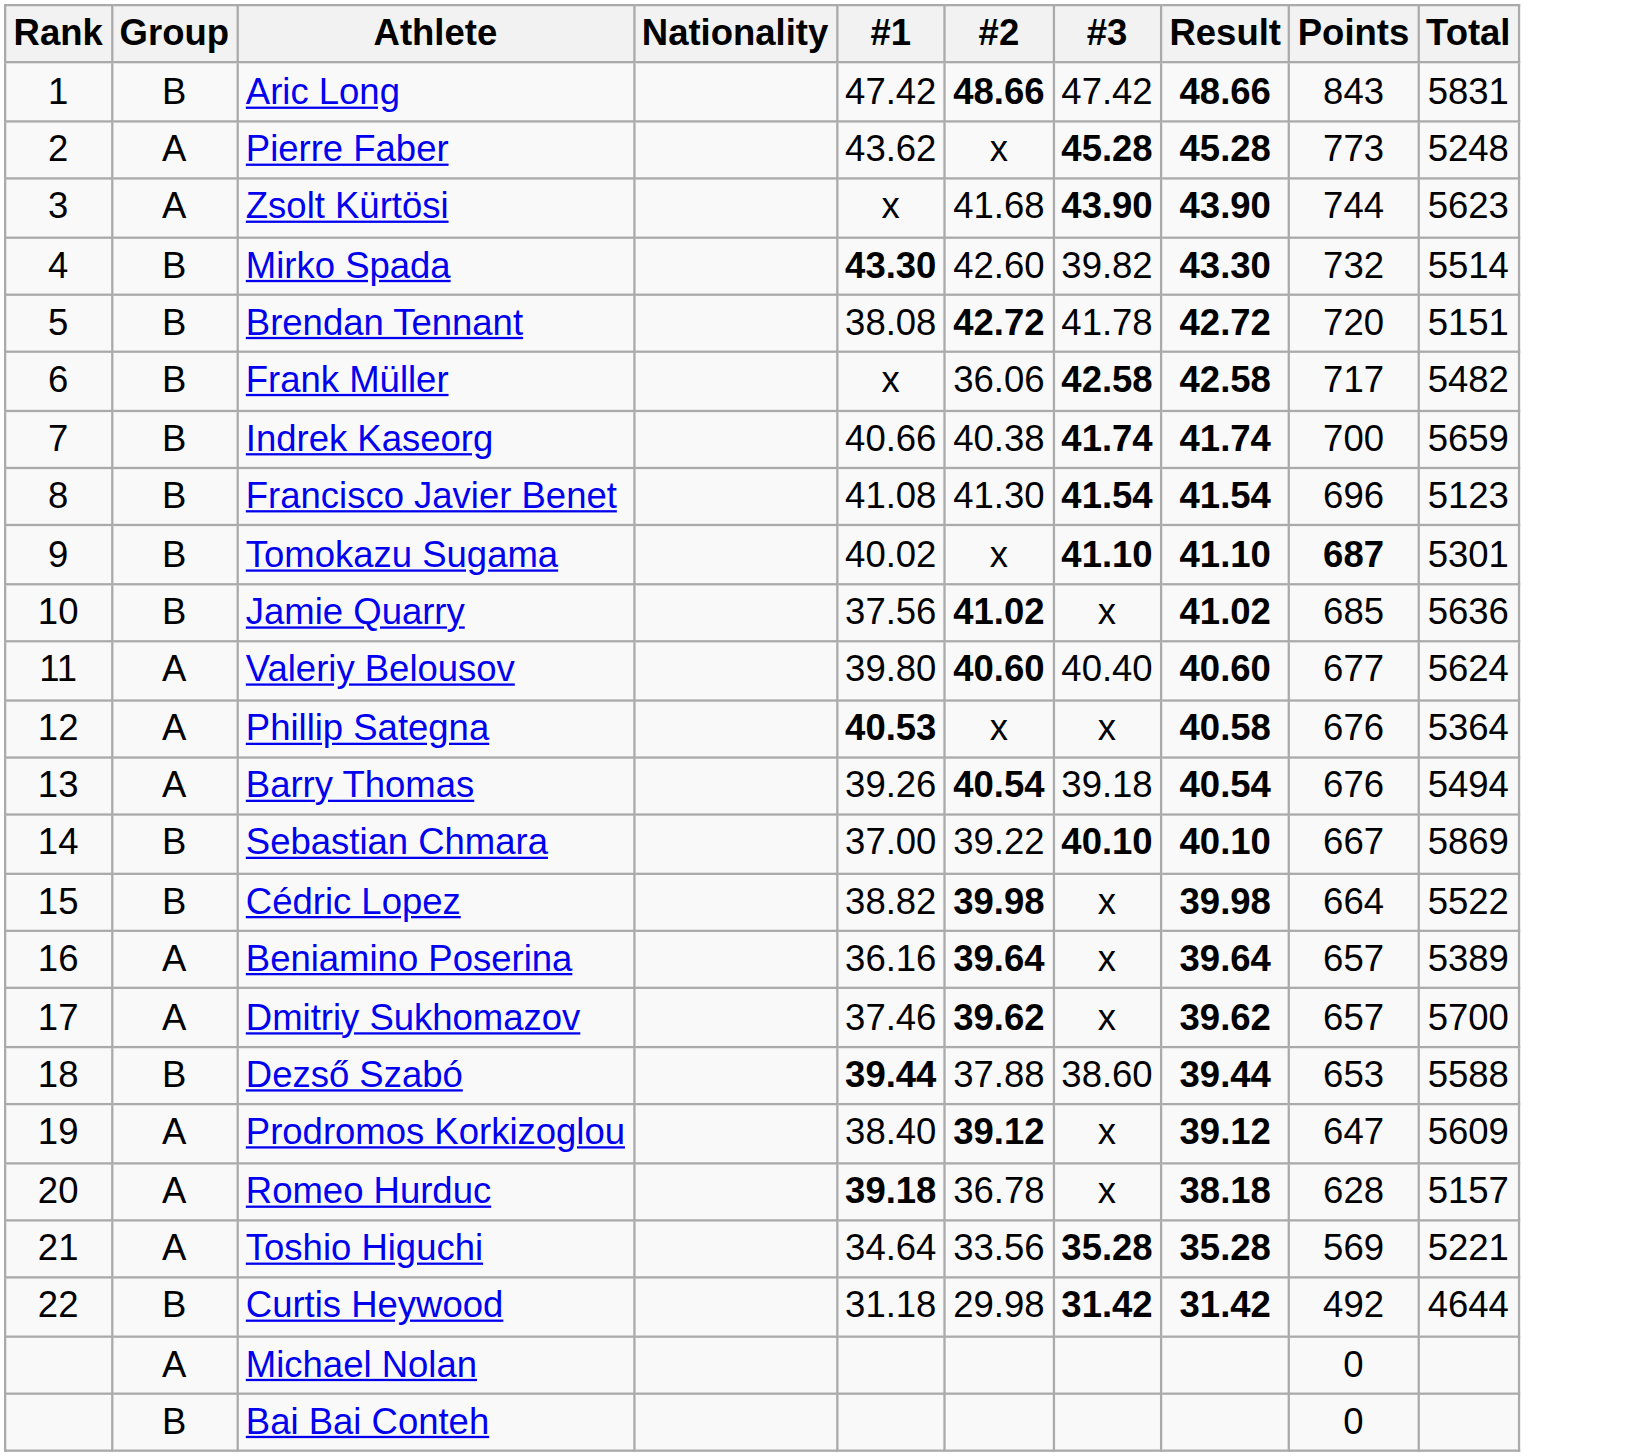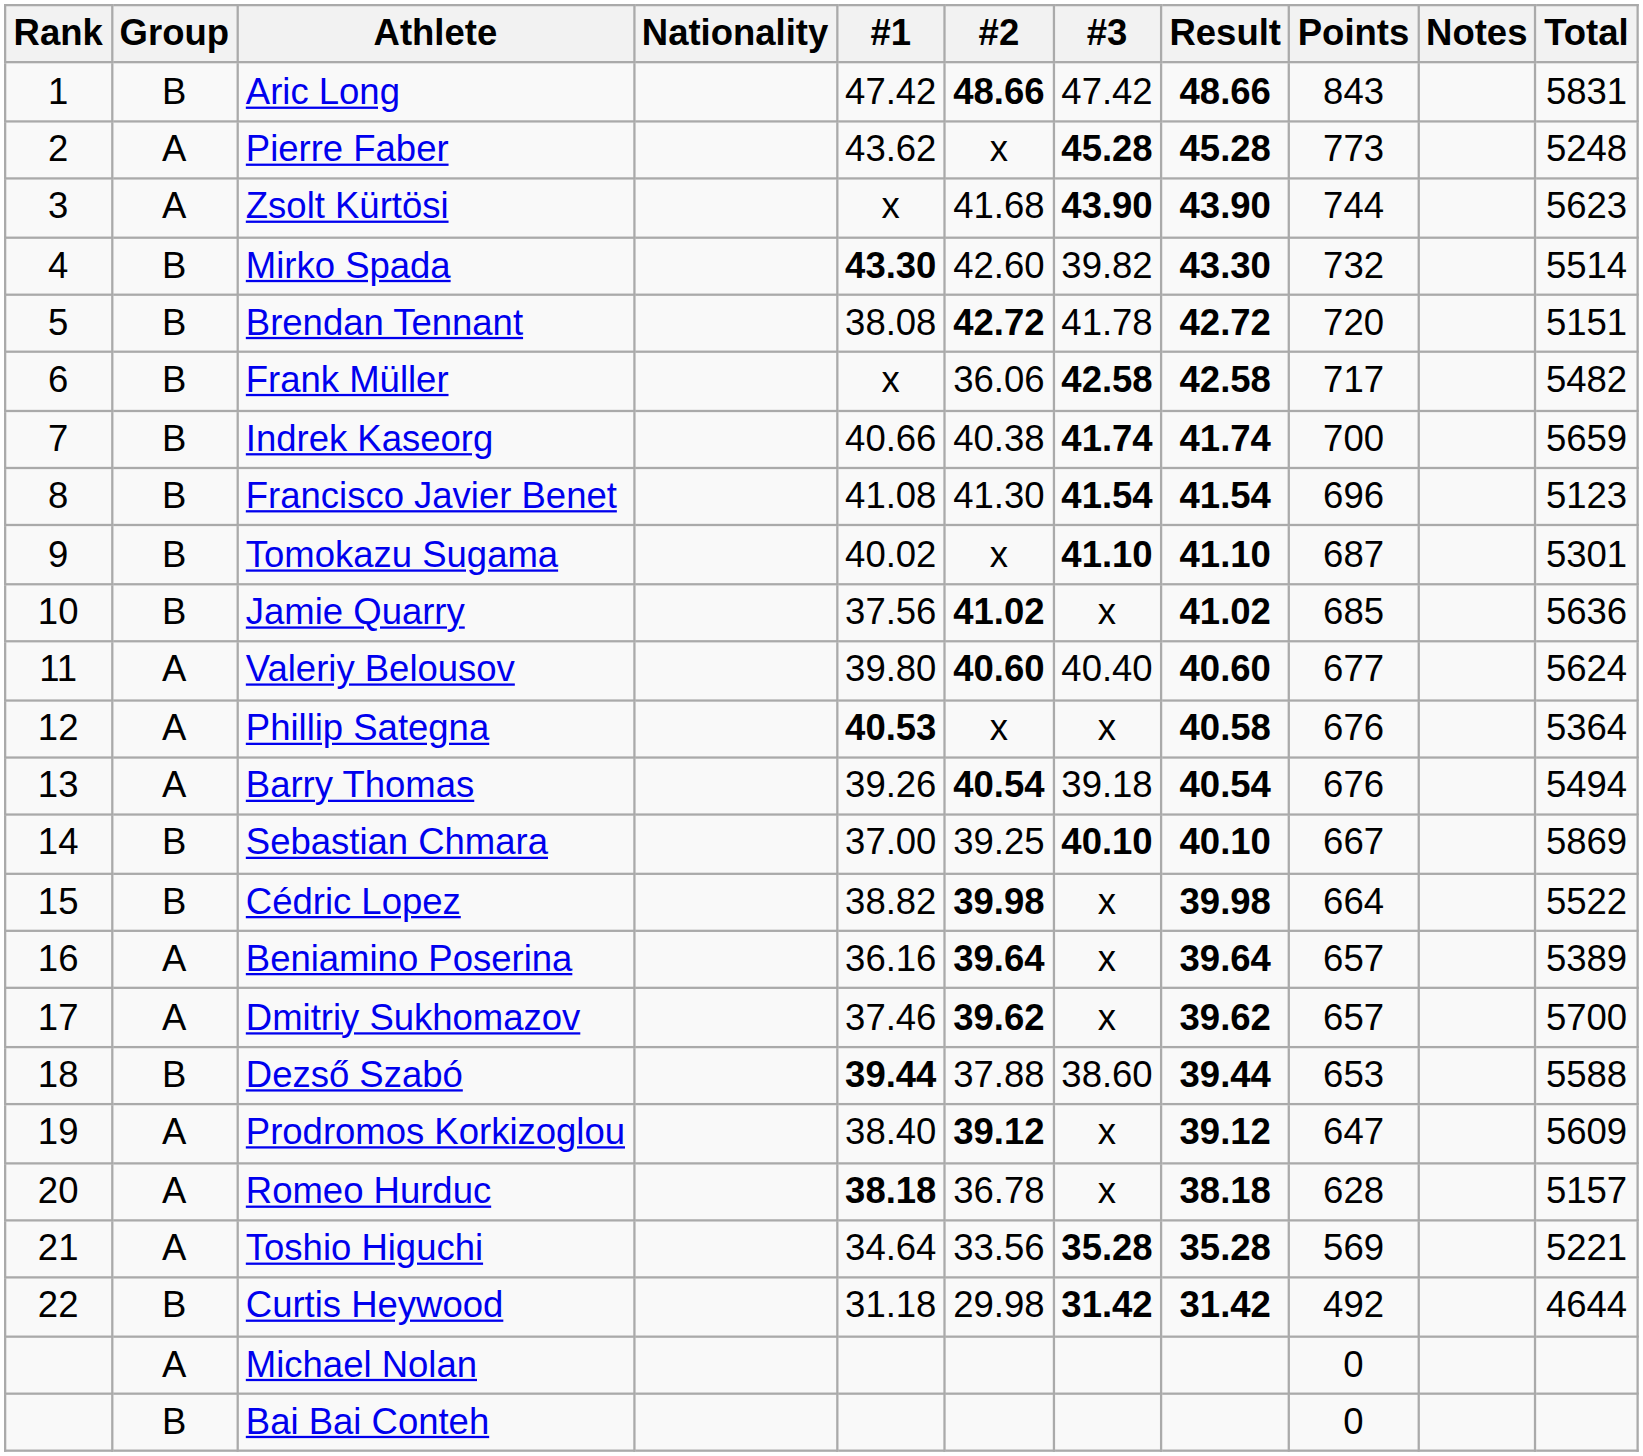+ column: (1477, 33)
(1354, 554) bold -> (1354, 554) normal
(999, 843) 39.22 -> (999, 843) 39.25
(891, 1190) 39.18 -> (891, 1190) 38.18
